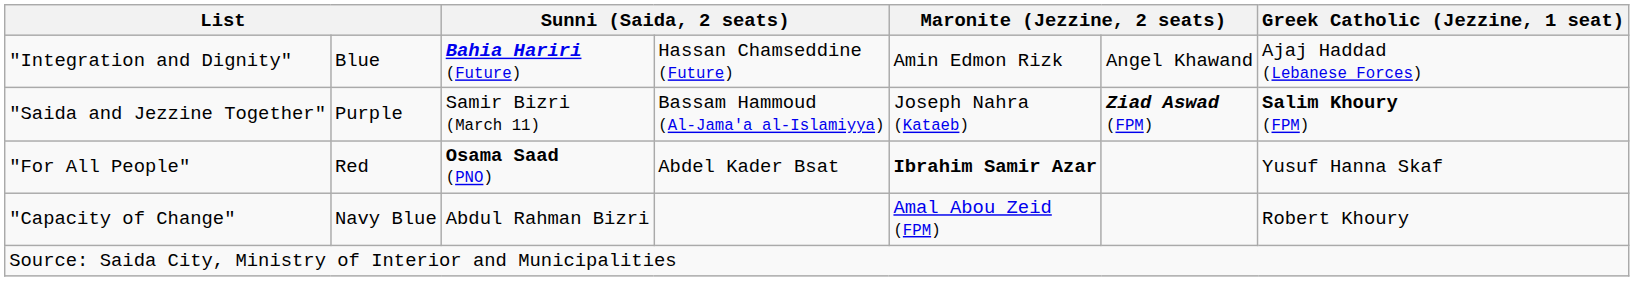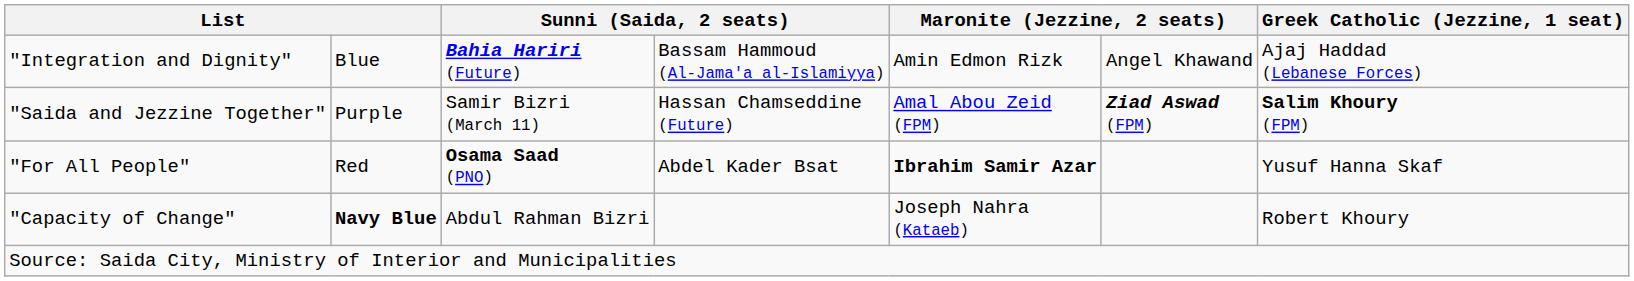(760, 61) Hassan Chamseddine (Future) -> (771, 61) Bassam Hammoud (Al-Jama'a al-Islamiyya)
(771, 113) Bassam Hammoud (Al-Jama'a al-Islamiyya) -> (760, 113) Hassan Chamseddine (Future)
(961, 113) Joseph Nahra (Kataeb) -> (973, 113) Amal Abou Zeid (FPM)
(386, 219) normal -> (386, 219) bold
(973, 218) Amal Abou Zeid (FPM) -> (961, 218) Joseph Nahra (Kataeb)
